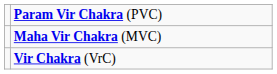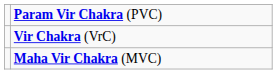rows swapped: (88, 36) <-> (65, 58)
